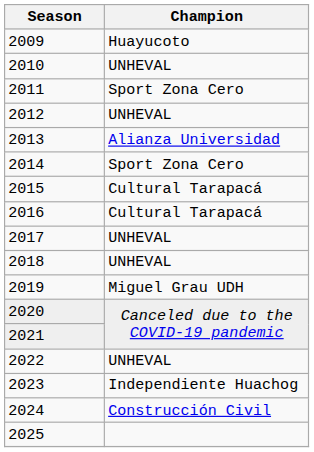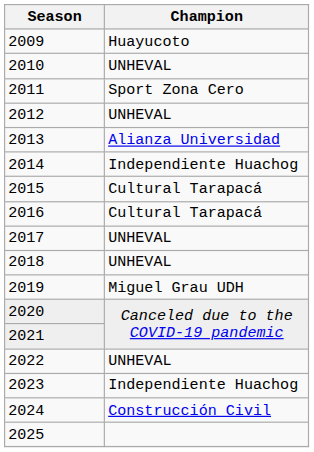(176, 164) Sport Zona Cero -> (203, 164) Independiente Huachog
